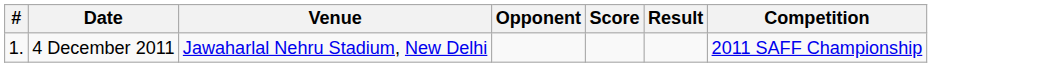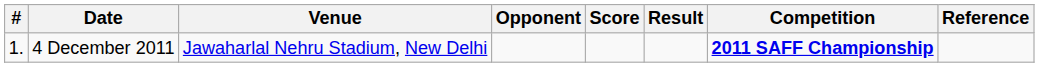+ column: (986, 18)
(817, 47) normal -> (823, 47) bold
